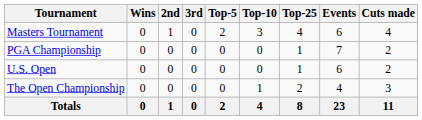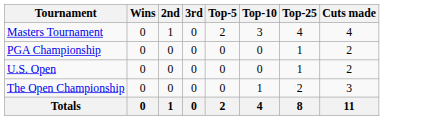- column: (339, 13)
